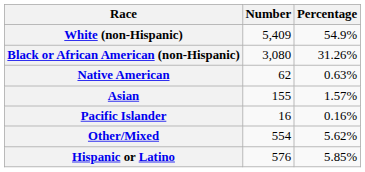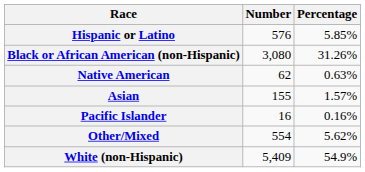rows swapped: (124, 34) <-> (124, 156)
